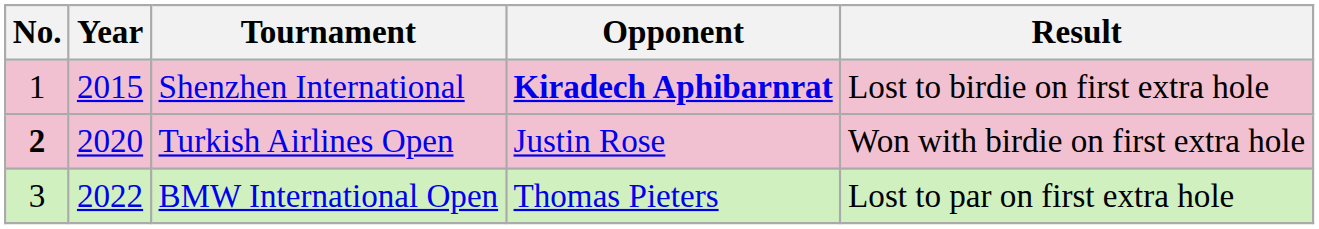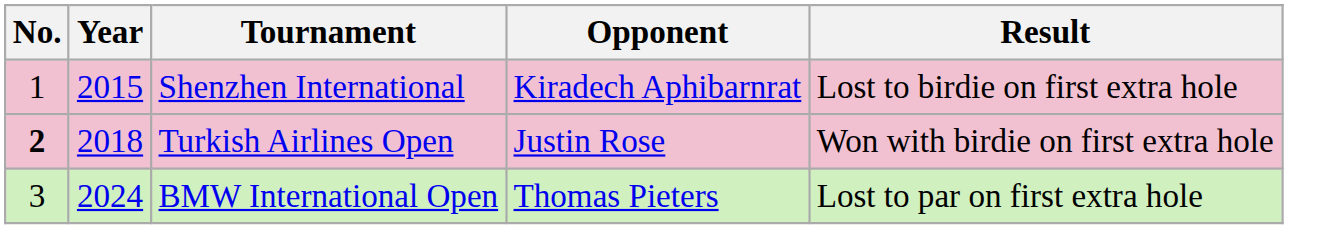(673, 86) bold -> (657, 86) normal
(110, 141) 2020 -> (110, 141) 2018
(110, 195) 2022 -> (110, 195) 2024
